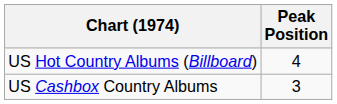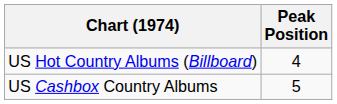(296, 86) 3 -> (296, 86) 5
